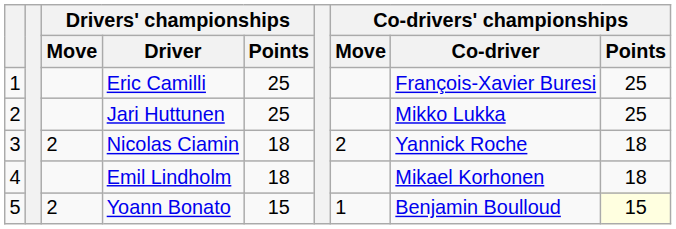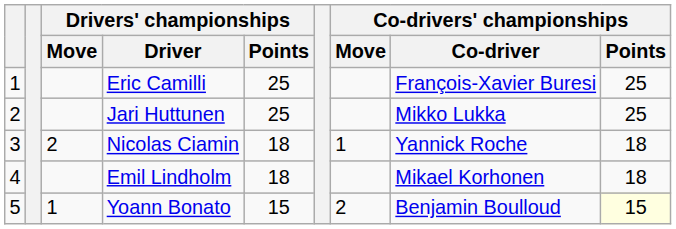(341, 145) 2 -> (341, 145) 1
(52, 208) 2 -> (52, 208) 1
(341, 208) 1 -> (341, 208) 2
